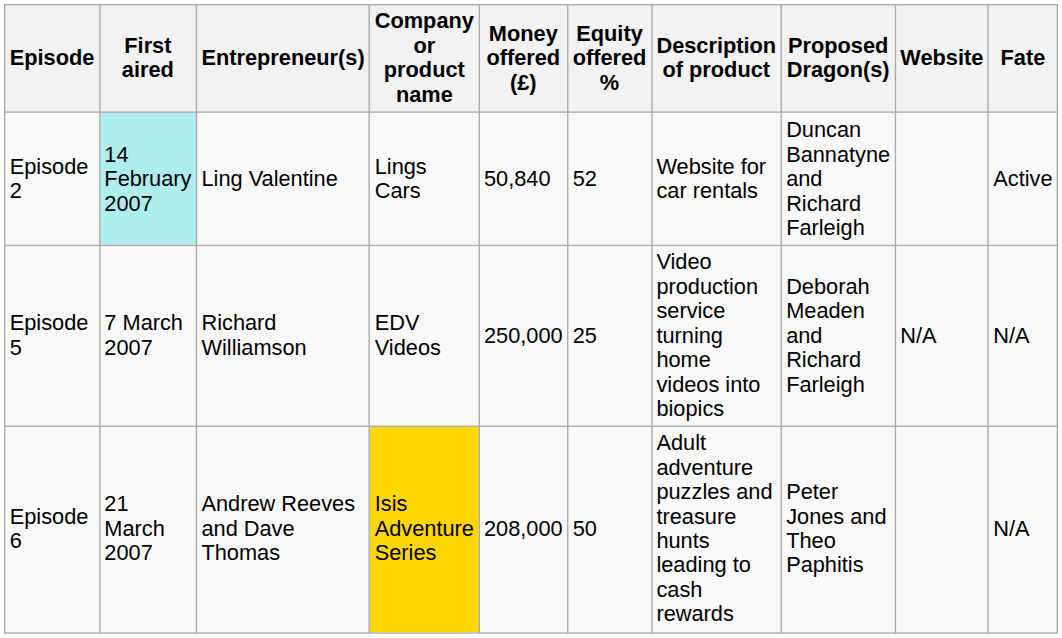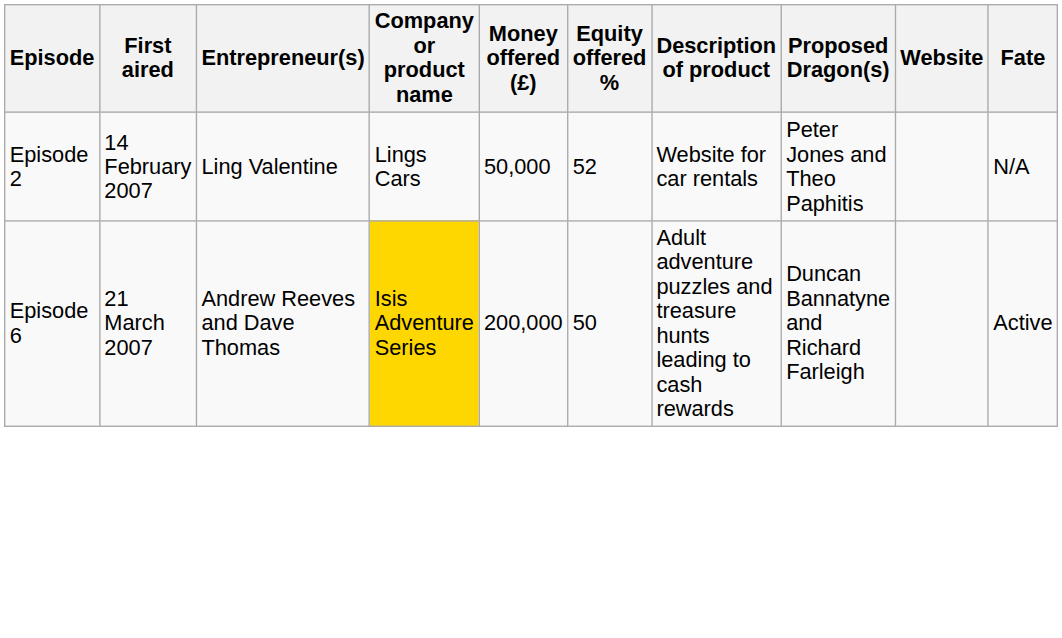(148, 178) paleturquoise background -> (148, 166) no background
(517, 178) 50,840 -> (517, 166) 50,000
(838, 178) Duncan Bannatyne and Richard Farleigh -> (836, 166) Peter Jones and Theo Paphitis
(1023, 178) Active -> (1011, 166) N/A
- row: (49, 335)
(523, 529) 208,000 -> (523, 323) 200,000
(836, 529) Peter Jones and Theo Paphitis -> (838, 323) Duncan Bannatyne and Richard Farleigh
(1011, 529) N/A -> (1023, 323) Active
